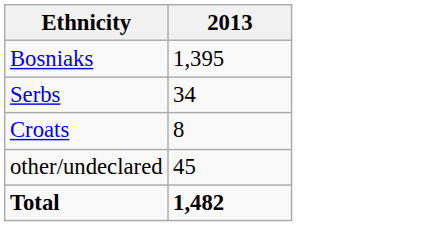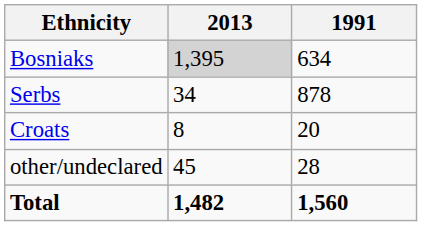+ column: (354, 22)
(199, 58) no background -> (199, 58) lightgrey background
